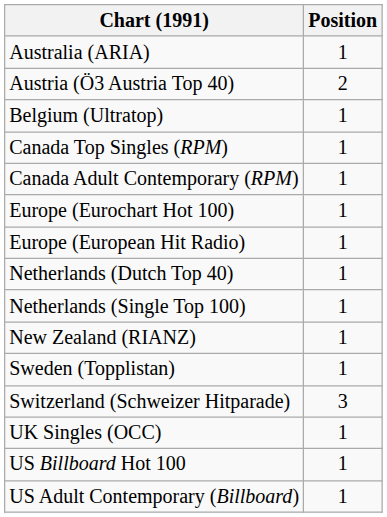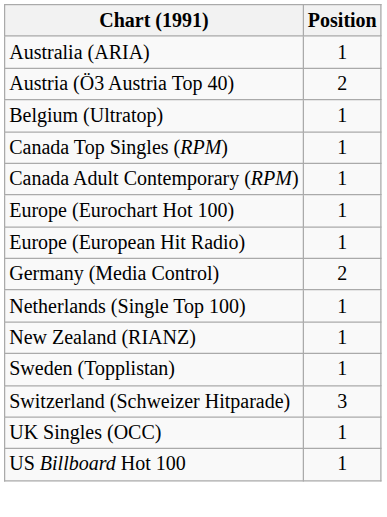+ row: (114, 274)
- row: (121, 274)
- row: (154, 496)
